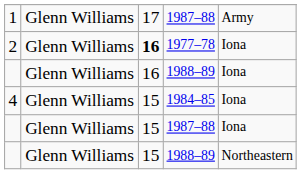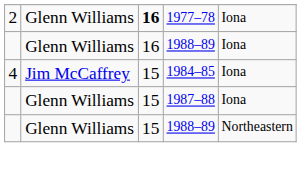- row: (13, 18)
(80, 100) Glenn Williams -> (78, 73) Jim McCaffrey
